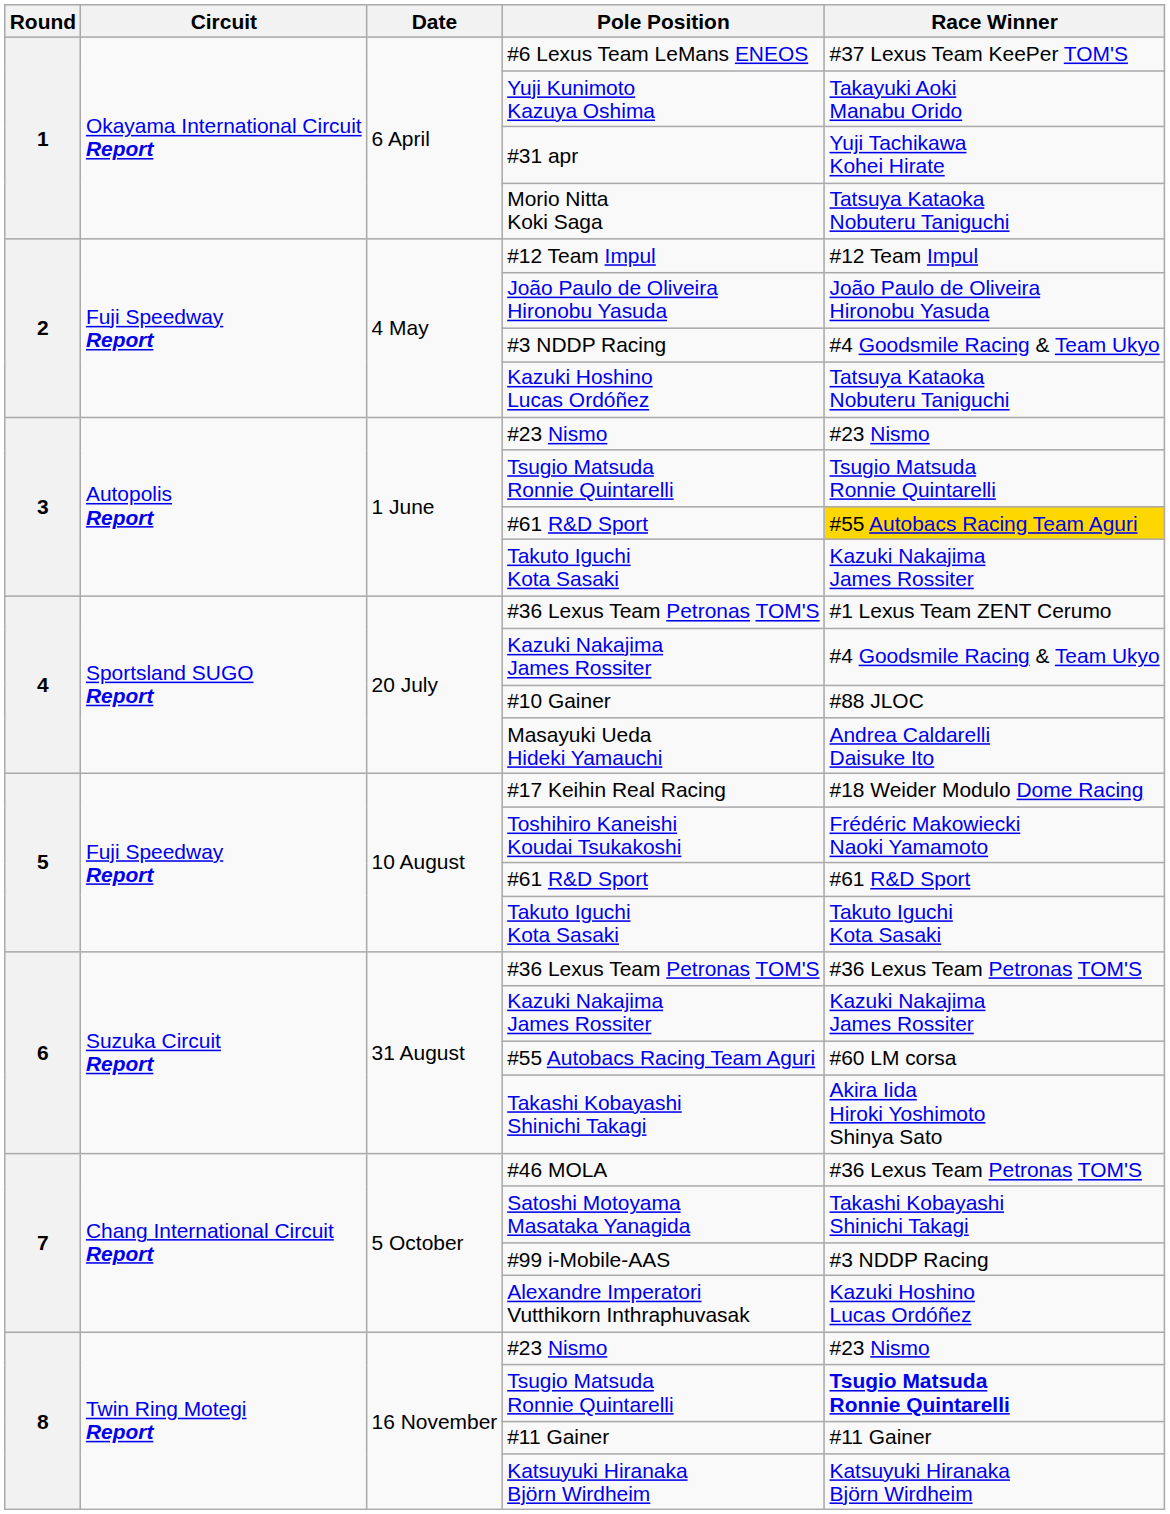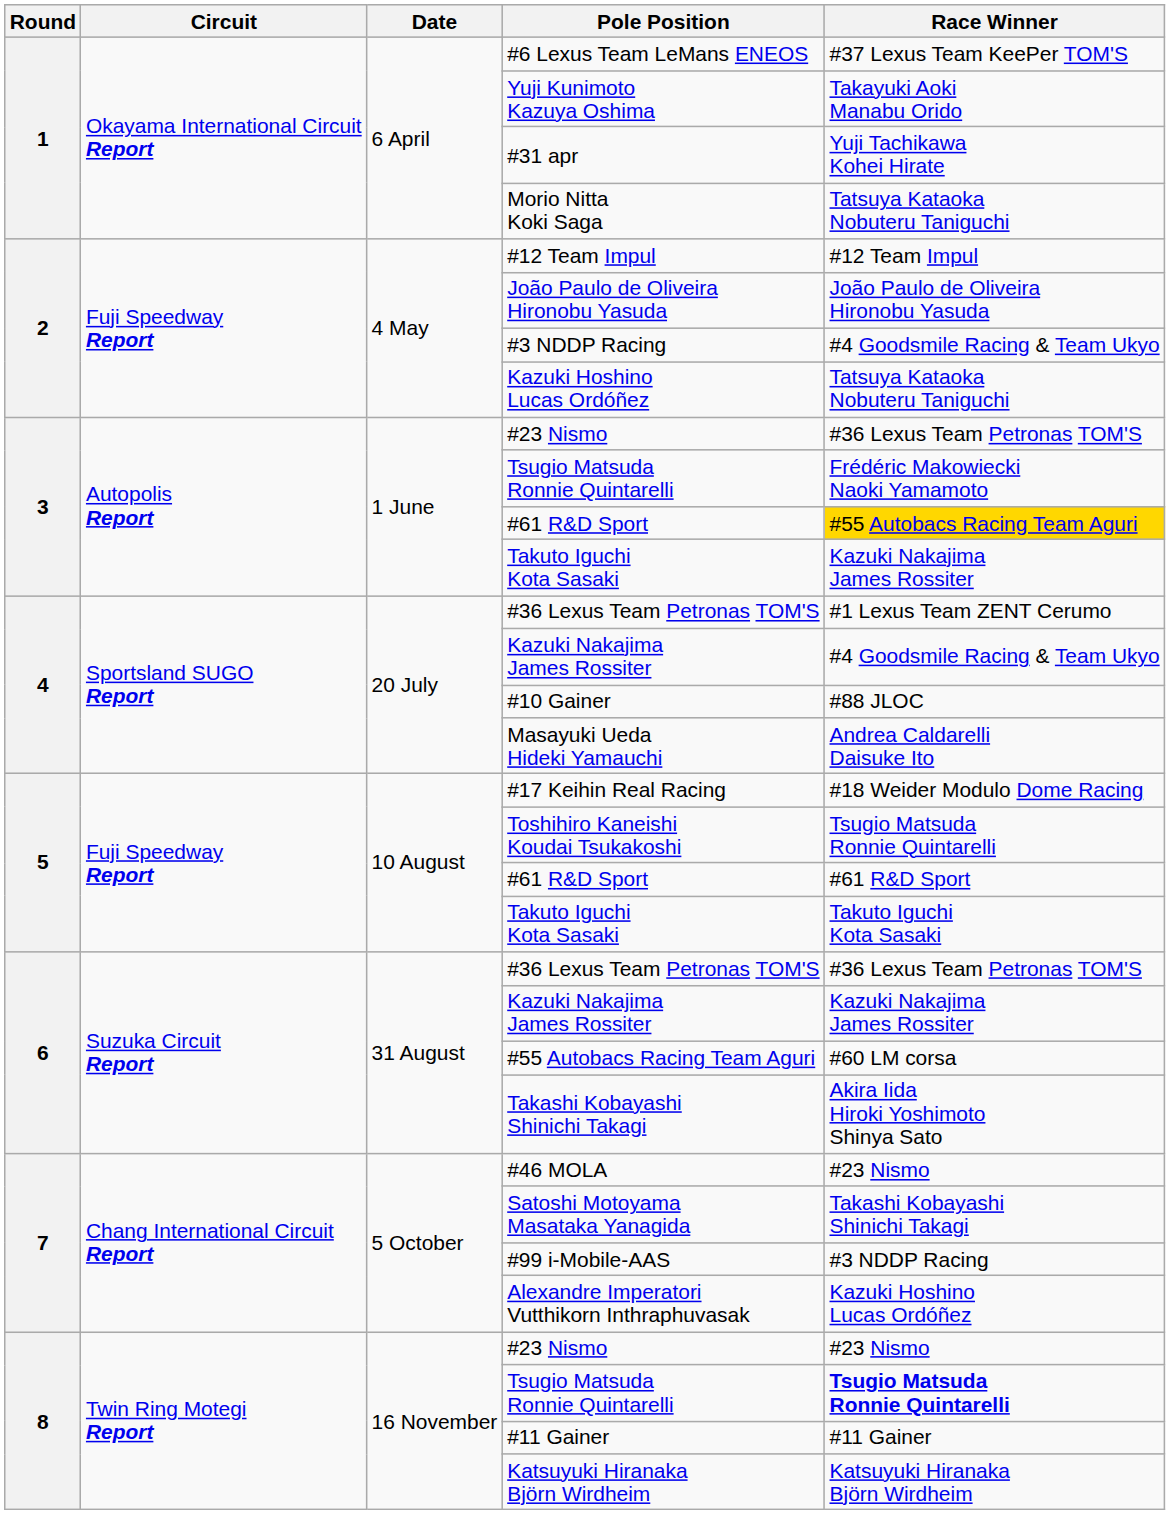(880, 433) #23 Nismo -> (986, 433) #36 Lexus Team Petronas TOM'S
(913, 478) Tsugio Matsuda Ronnie Quintarelli -> (925, 478) Frédéric Makowiecki Naoki Yamamoto
(925, 835) Frédéric Makowiecki Naoki Yamamoto -> (913, 835) Tsugio Matsuda Ronnie Quintarelli
(986, 1170) #36 Lexus Team Petronas TOM'S -> (880, 1170) #23 Nismo
